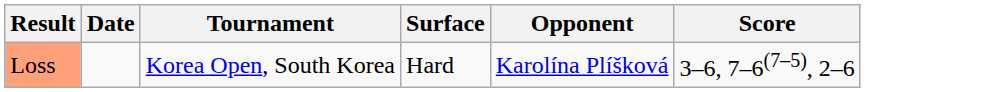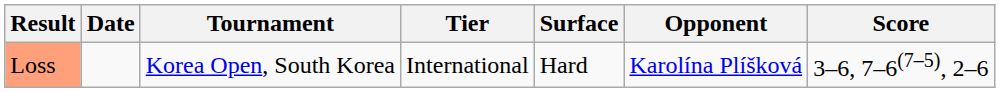+ column: (467, 23)
